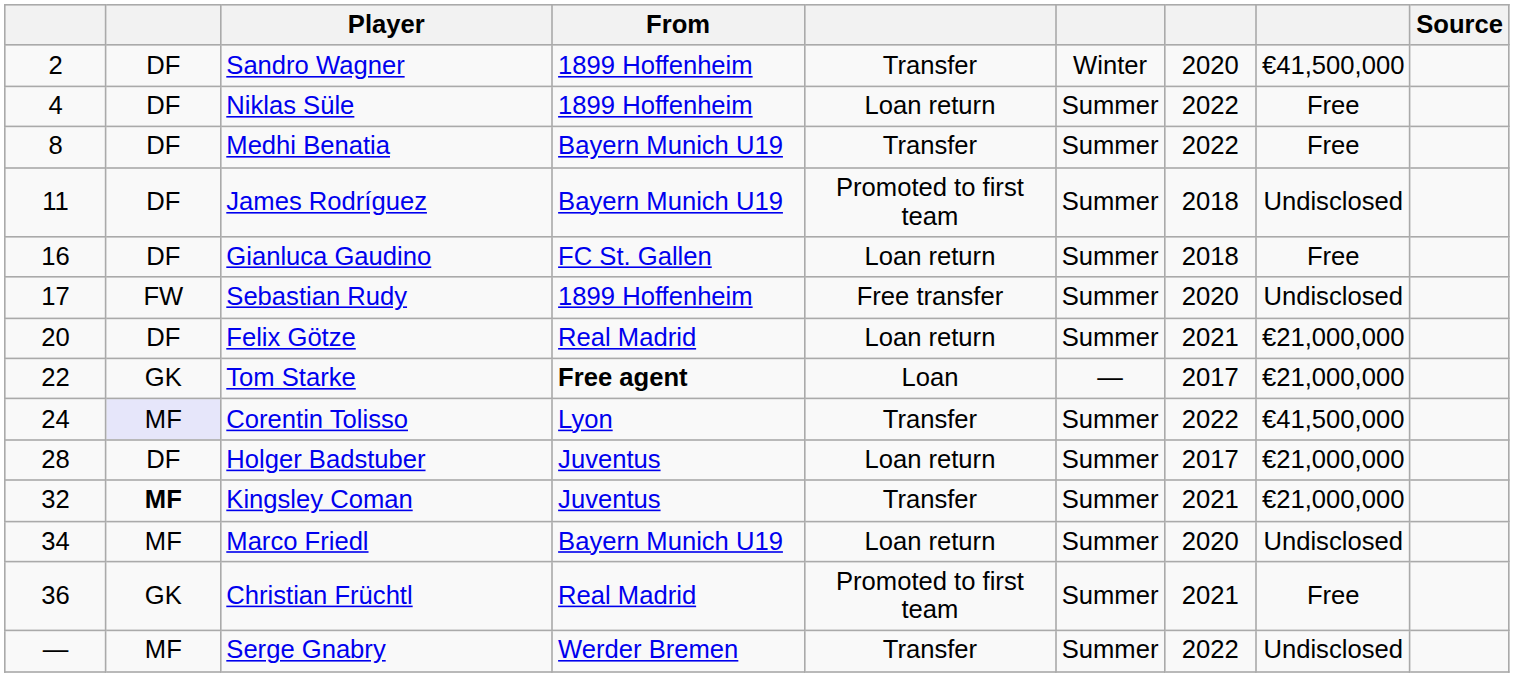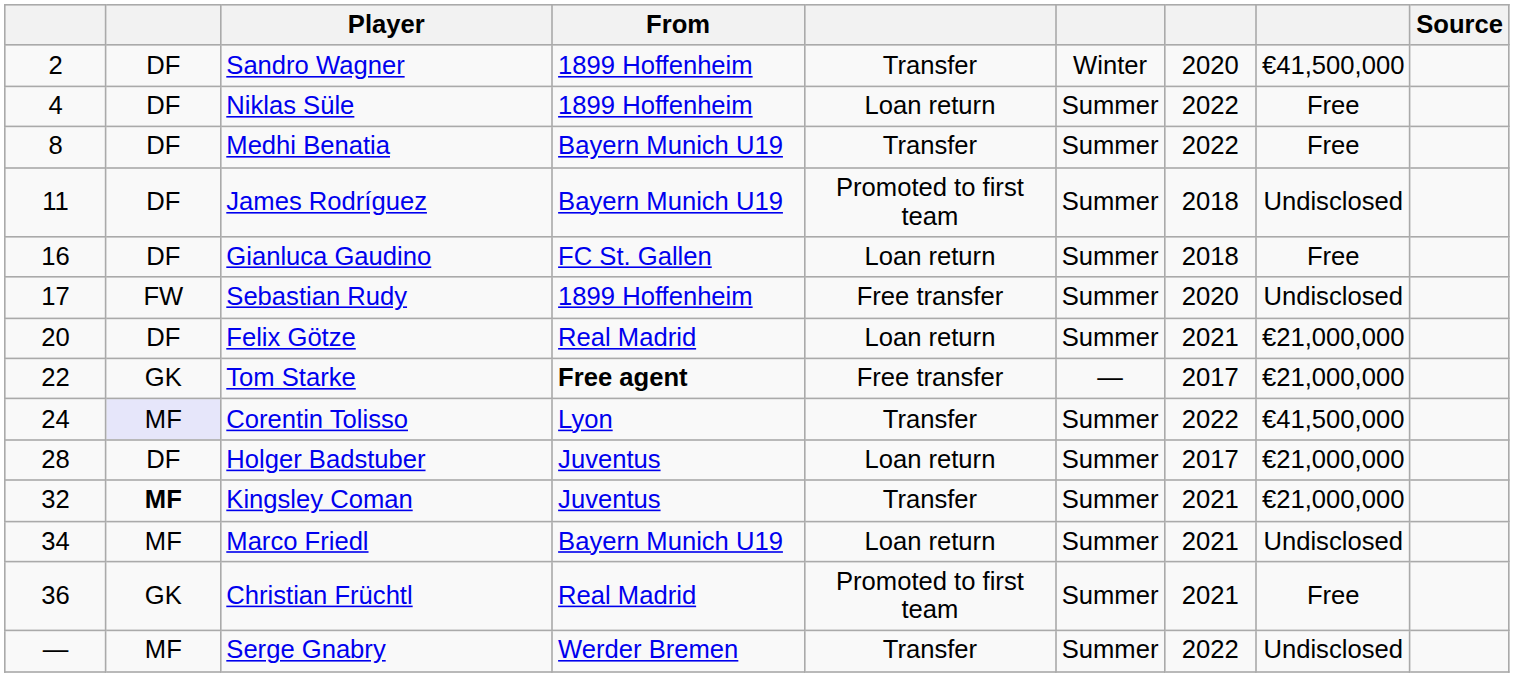(930, 378) Loan -> (930, 378) Free transfer
(1210, 540) 2020 -> (1210, 540) 2021
